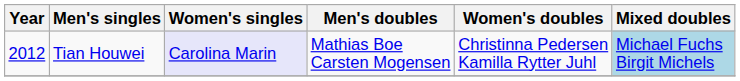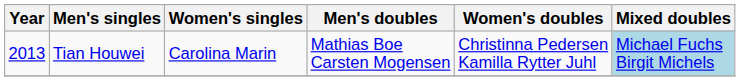(27, 53) 2012 -> (27, 53) 2013
(222, 53) lavender background -> (222, 53) no background
